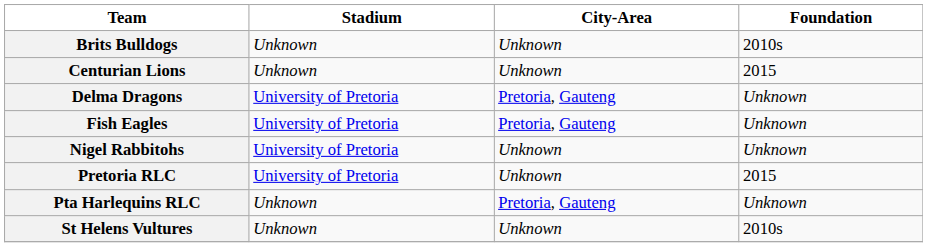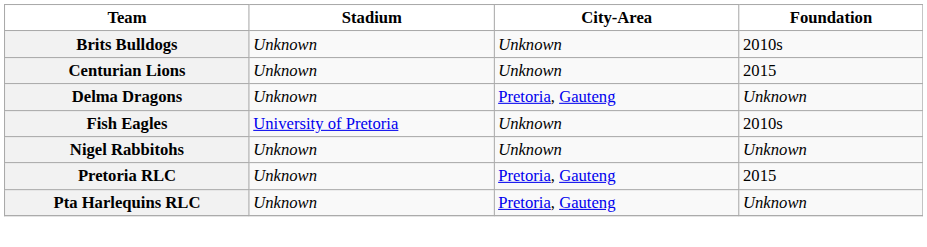(326, 96) University of Pretoria -> (285, 96) Unknown
(557, 123) Pretoria, Gauteng -> (530, 123) Unknown
(775, 123) Unknown -> (763, 123) 2010s
(326, 149) University of Pretoria -> (285, 149) Unknown
(326, 176) University of Pretoria -> (285, 176) Unknown
(530, 176) Unknown -> (557, 176) Pretoria, Gauteng
- row: (127, 228)
